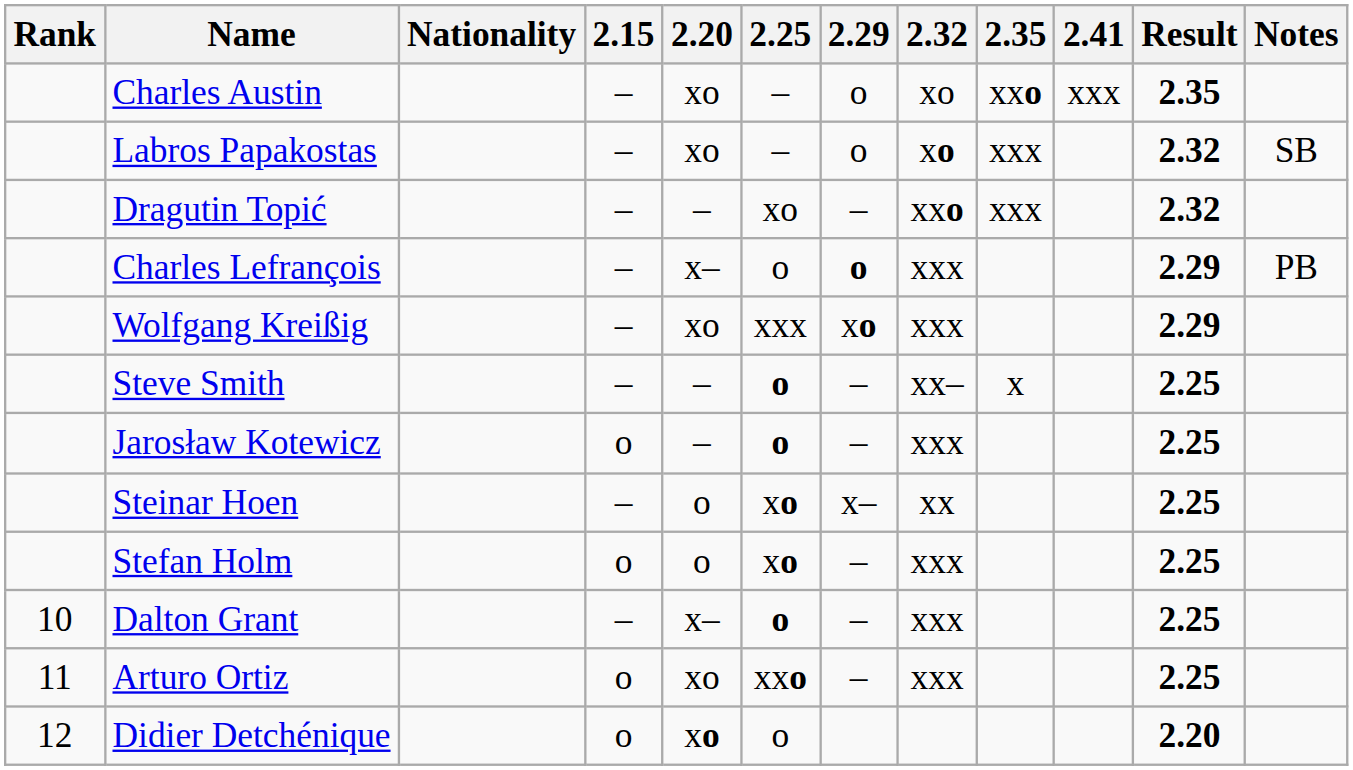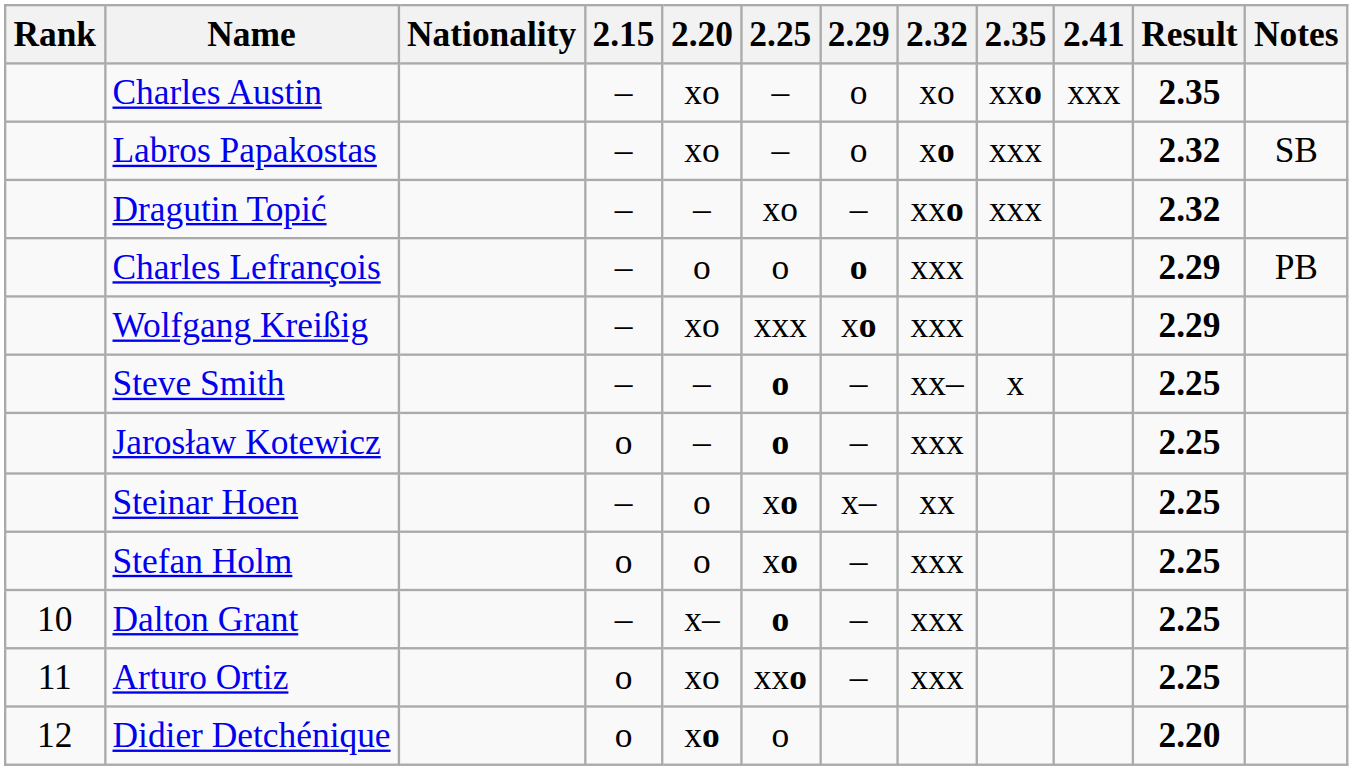(702, 267) x– -> (702, 267) o
